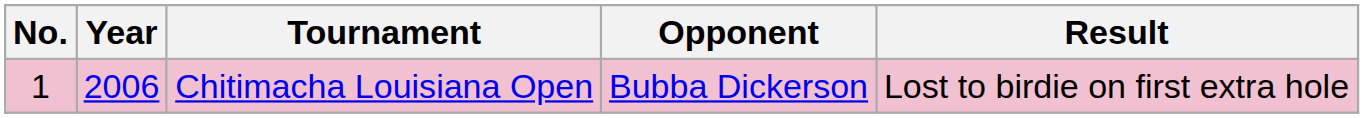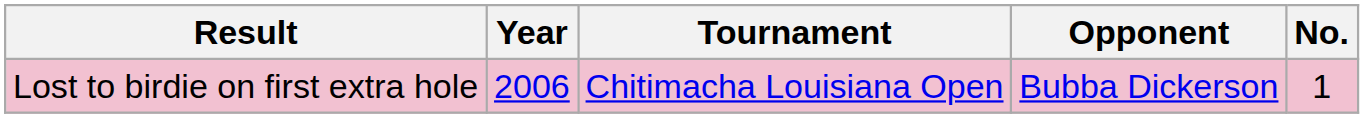columns swapped: (40, 32) <-> (1116, 32)
